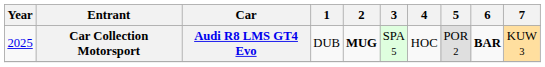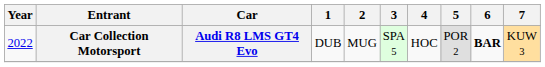(20, 43) 2025 -> (20, 43) 2022
(361, 43) bold -> (362, 43) normal
